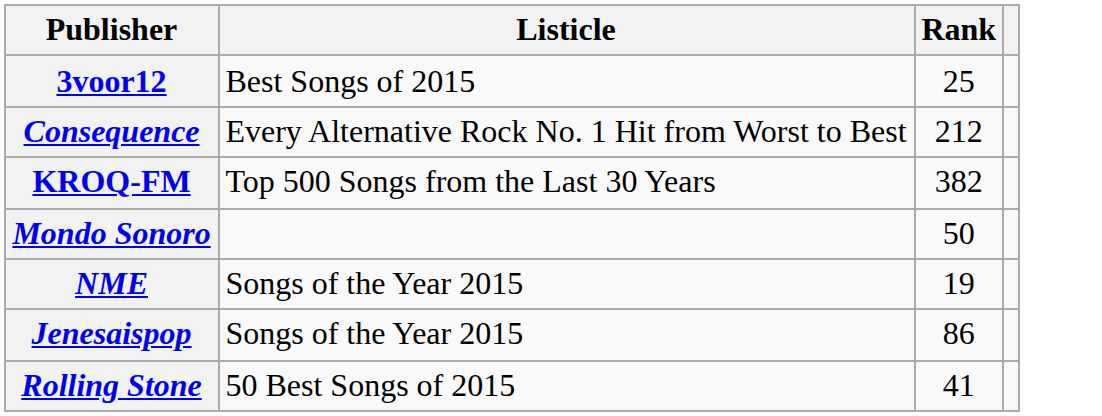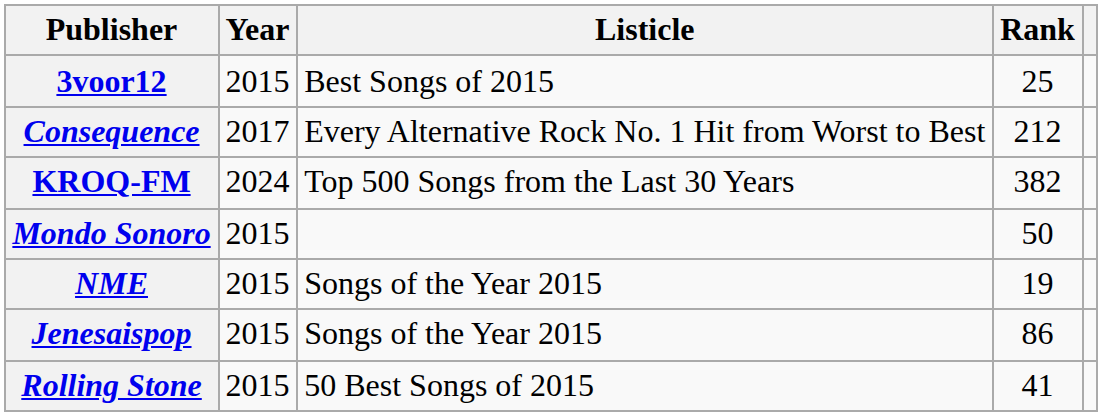+ column: (257, 29)
